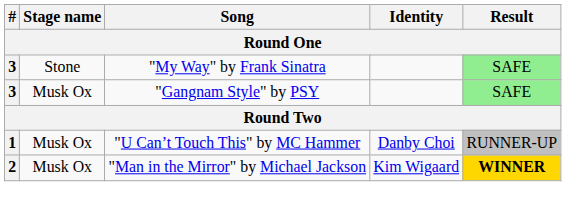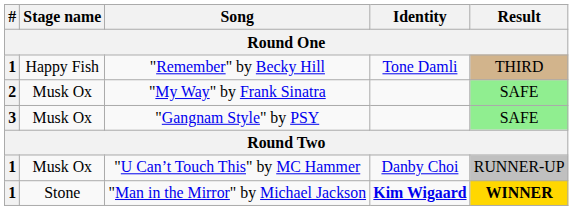+ row: (237, 67)
(12, 67) 3 -> (12, 92) 2
(62, 67) Stone -> (62, 92) Musk Ox
(12, 167) 2 -> (12, 192) 1
(62, 167) Musk Ox -> (62, 192) Stone
(416, 167) normal -> (420, 192) bold
